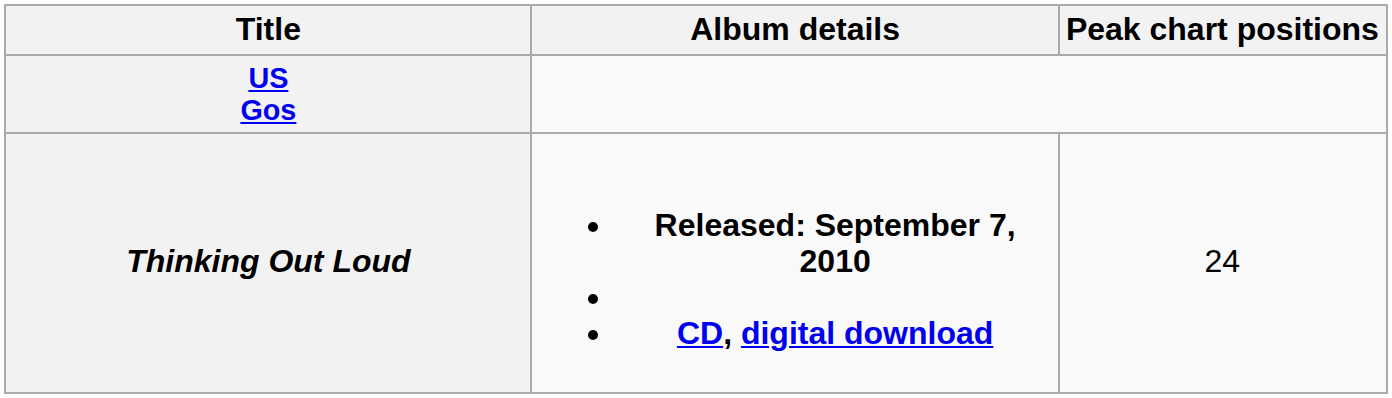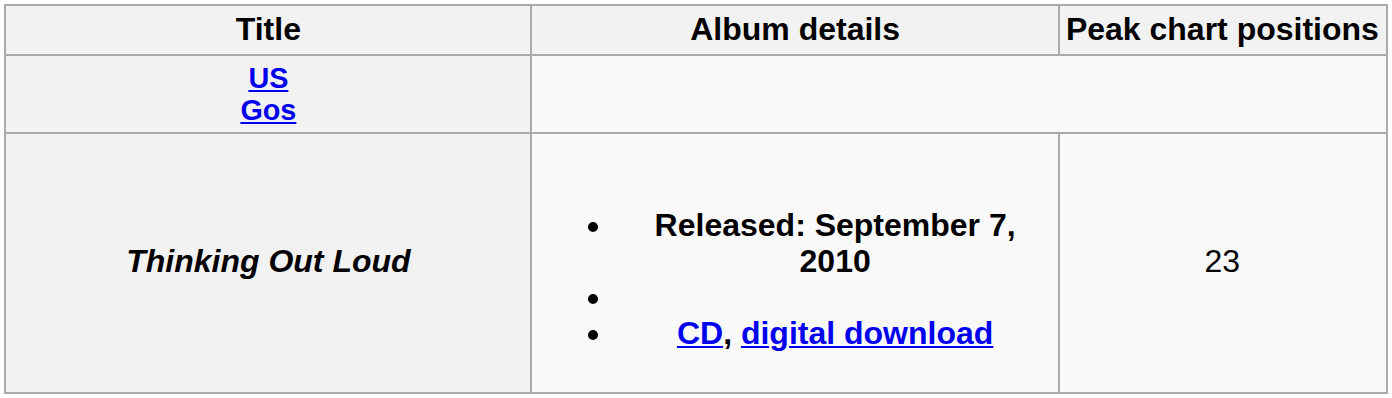(1222, 262) 24 -> (1222, 262) 23
